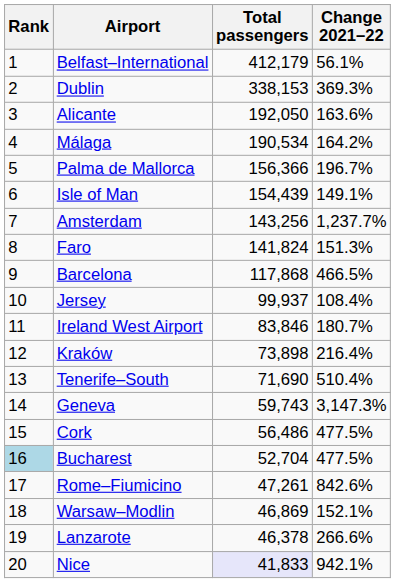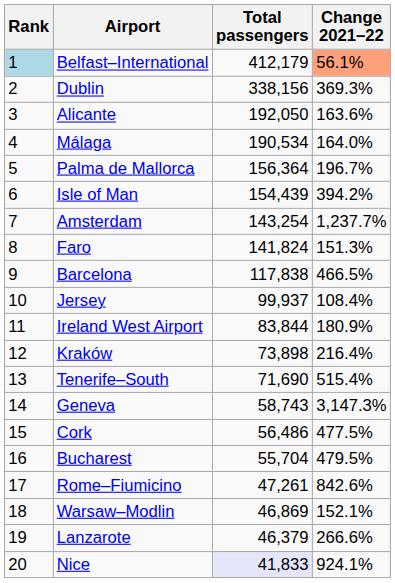(13, 62) no background -> (13, 62) lightblue background
(340, 62) no background -> (340, 62) lightsalmon background
(279, 89) 338,153 -> (279, 89) 338,156
(344, 141) 164.2% -> (344, 141) 164.0%
(279, 168) 156,366 -> (279, 168) 156,364
(344, 194) 149.1% -> (344, 194) 394.2%
(279, 221) 143,256 -> (279, 221) 143,254
(279, 273) 117,868 -> (279, 273) 117,838
(283, 326) 83,846 -> (283, 326) 83,844
(344, 326) 180.7% -> (344, 326) 180.9%
(344, 379) 510.4% -> (344, 379) 515.4%
(283, 405) 59,743 -> (283, 405) 58,743
(18, 458) lightblue background -> (18, 458) no background
(283, 458) 52,704 -> (283, 458) 55,704
(344, 458) 477.5% -> (344, 458) 479.5%
(283, 537) 46,378 -> (283, 537) 46,379
(344, 564) 942.1% -> (344, 564) 924.1%
